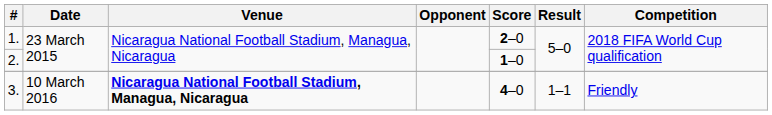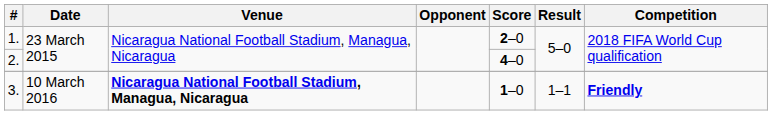(512, 60) 1–0 -> (512, 60) 4–0
(512, 90) 4–0 -> (512, 90) 1–0
(612, 90) normal -> (615, 90) bold
